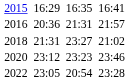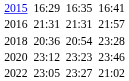(47, 24) 20:36 -> (47, 24) 21:31
(47, 41) 21:31 -> (47, 41) 20:36
(79, 41) 23:27 -> (79, 41) 20:54
(112, 41) 21:02 -> (112, 41) 23:28
(79, 73) 20:54 -> (79, 73) 23:27
(112, 73) 23:28 -> (112, 73) 21:02
